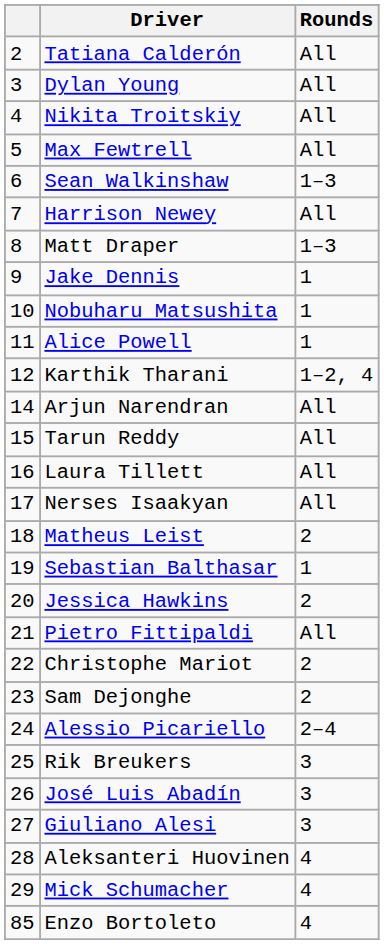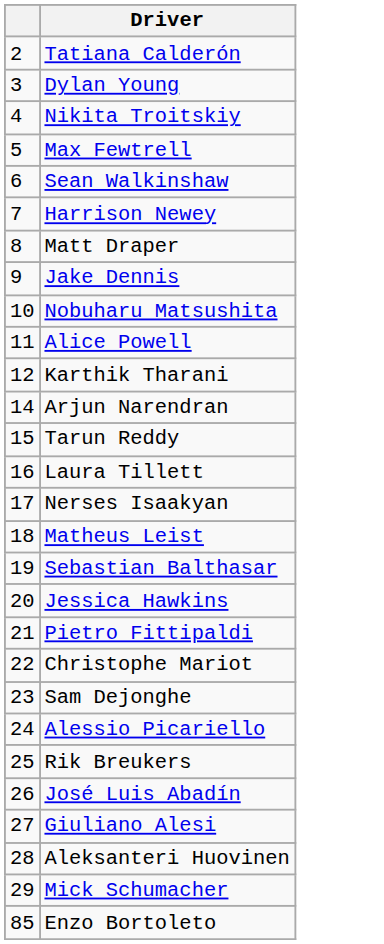- column: (337, 21)
